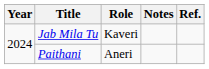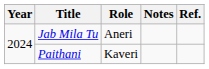(121, 34) Kaveri -> (118, 34) Aneri
(118, 53) Aneri -> (121, 53) Kaveri
